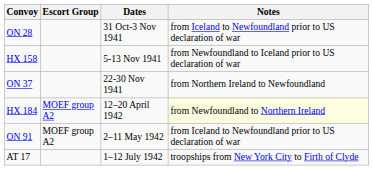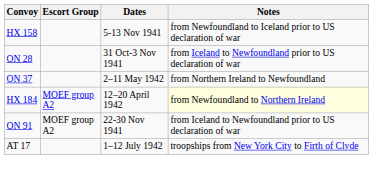rows swapped: (19, 32) <-> (22, 58)
(124, 84) 22-30 Nov 1941 -> (134, 79) 2–11 May 1942
(134, 136) 2–11 May 1942 -> (124, 126) 22-30 Nov 1941
